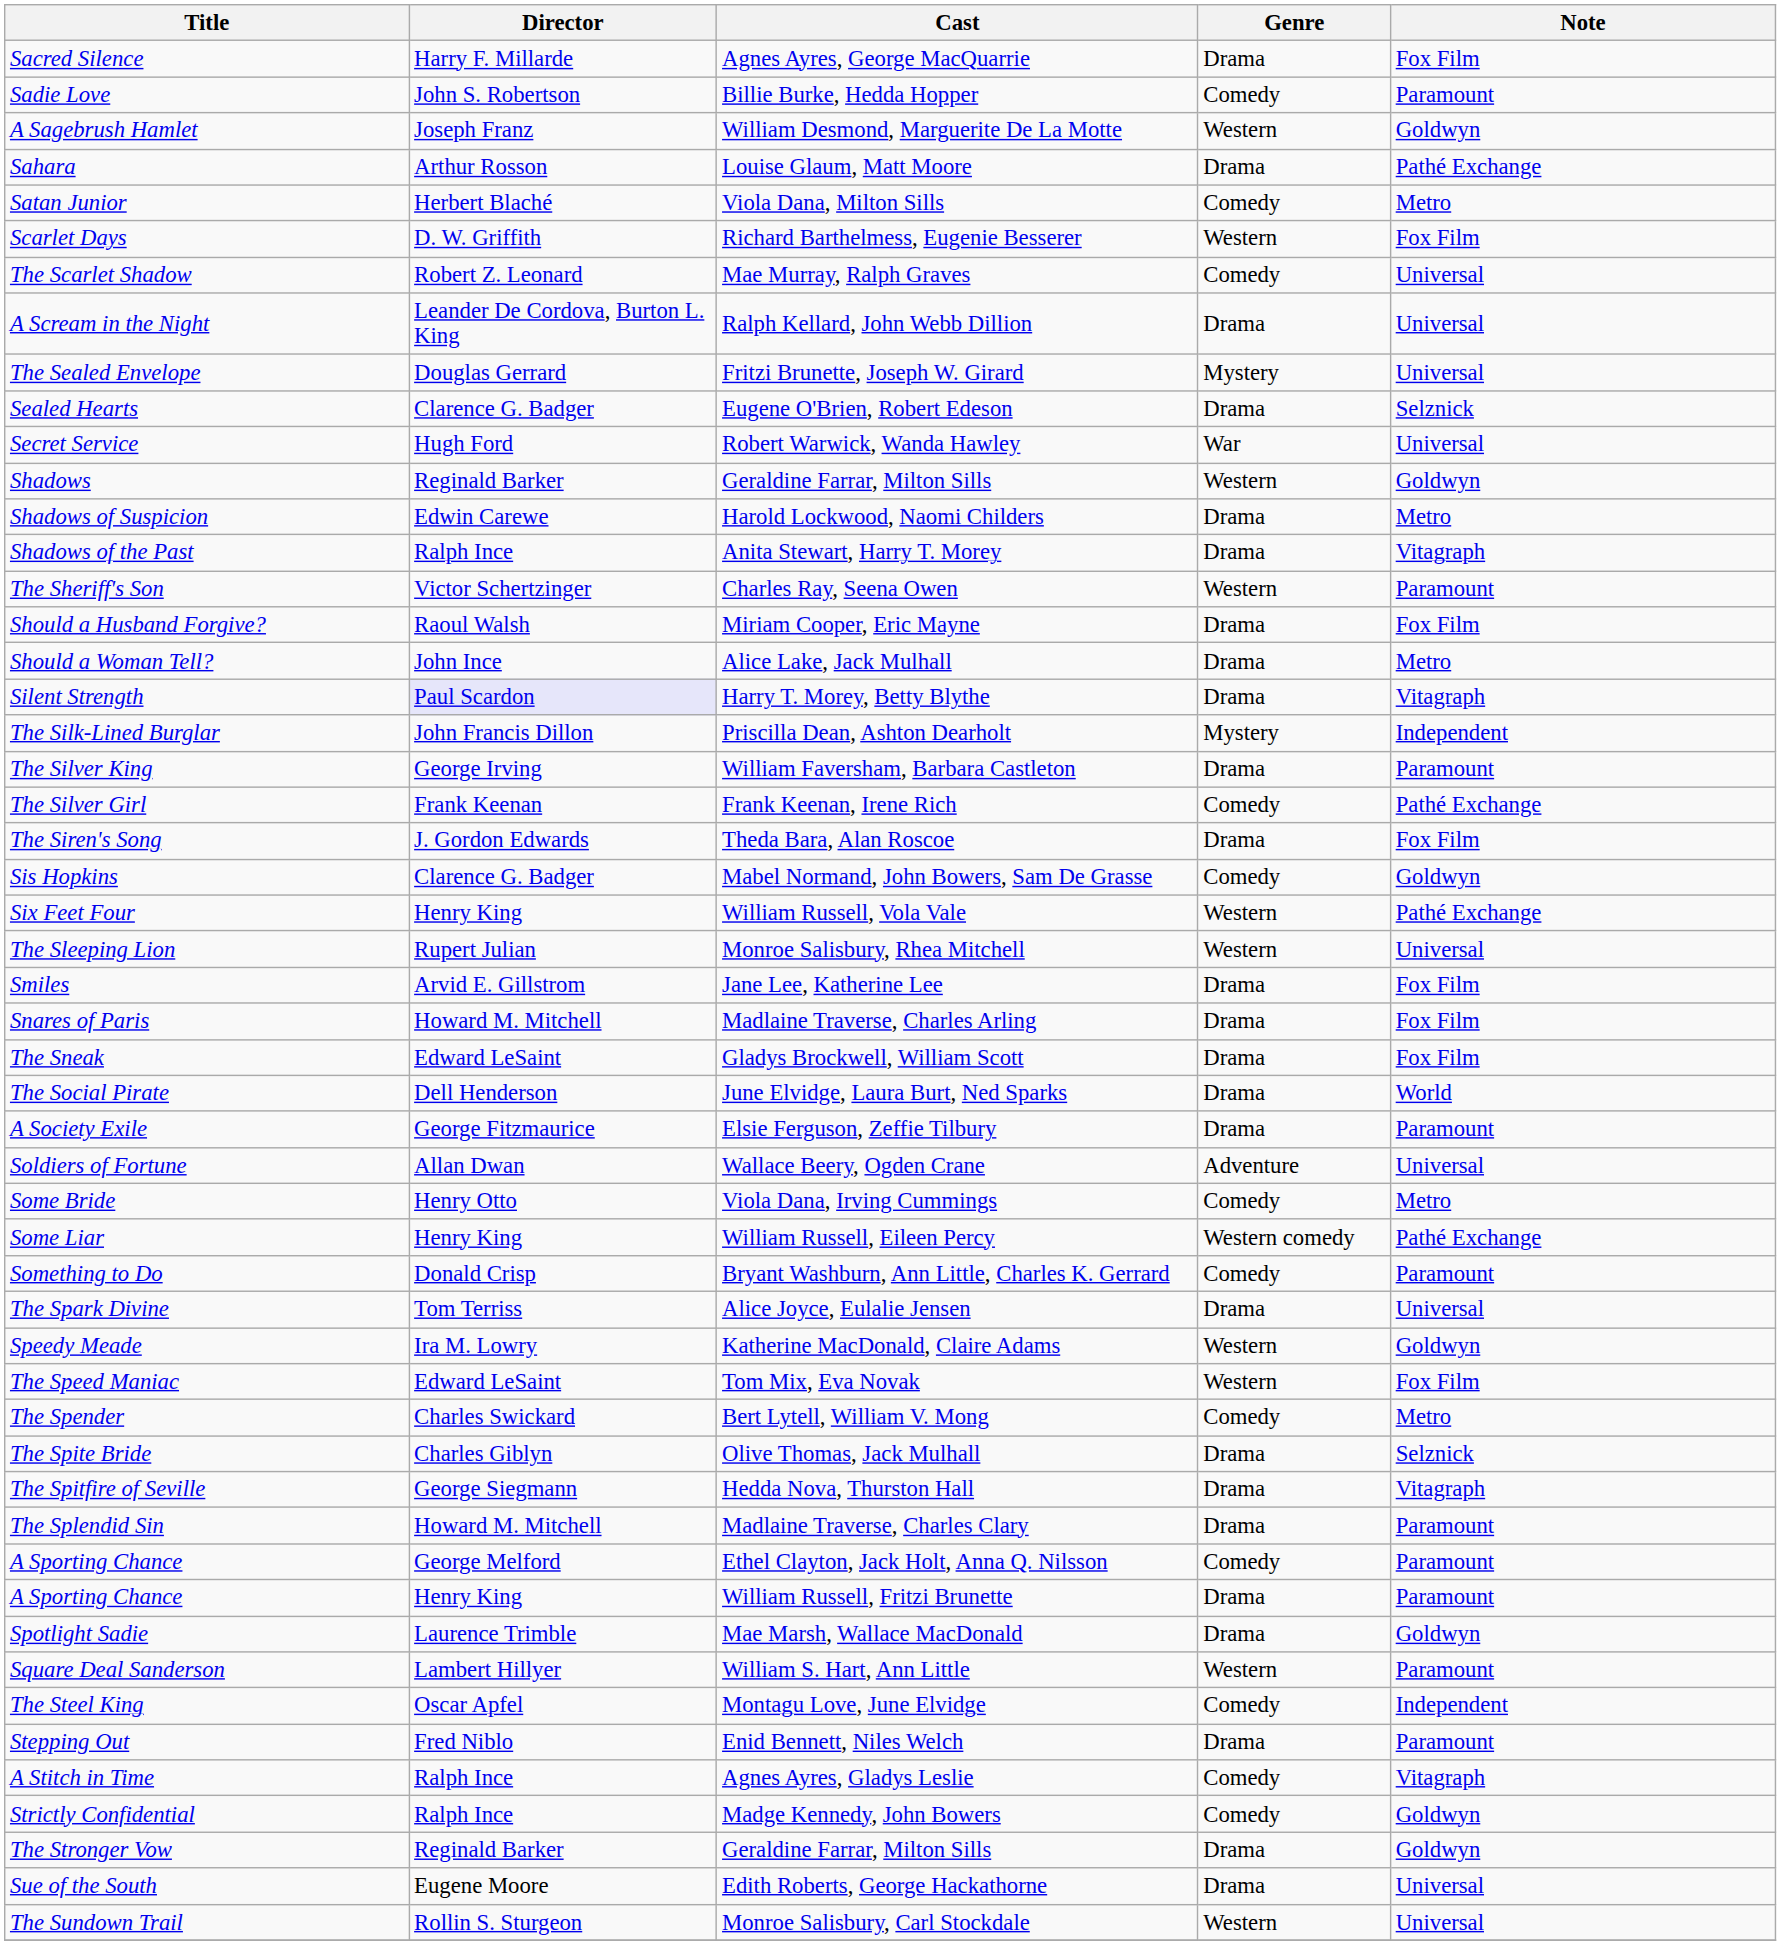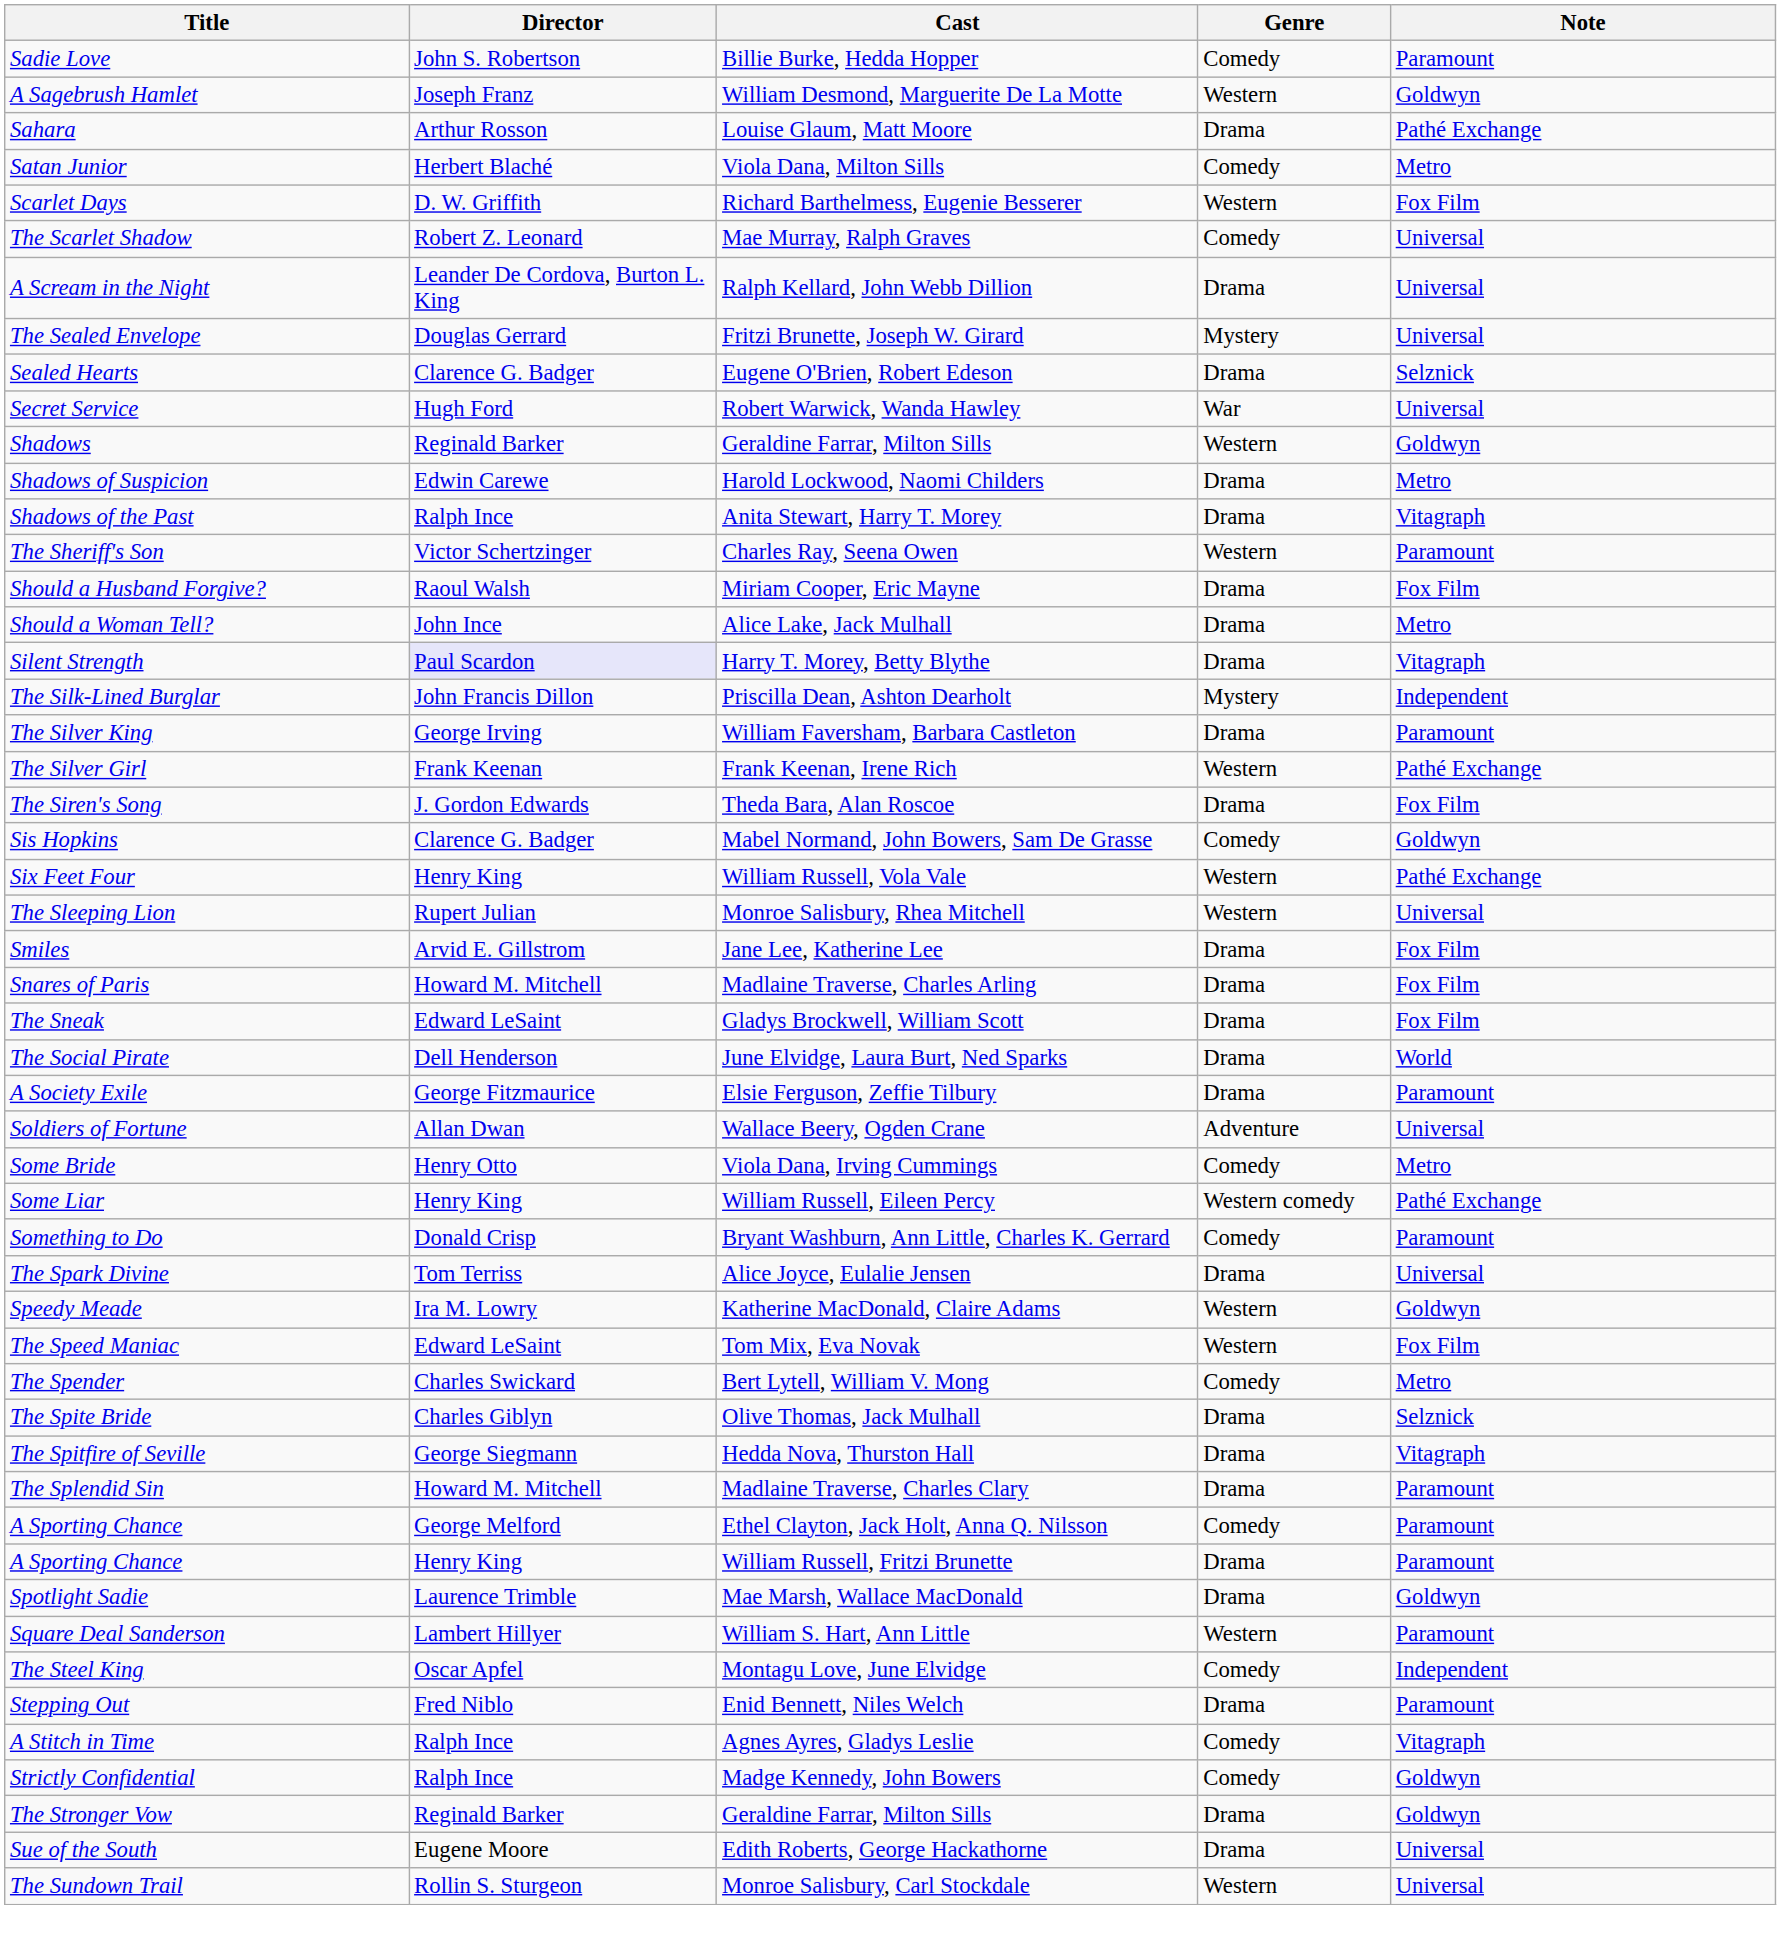- row: (77, 58)
(1242, 804) Comedy -> (1240, 768) Western
